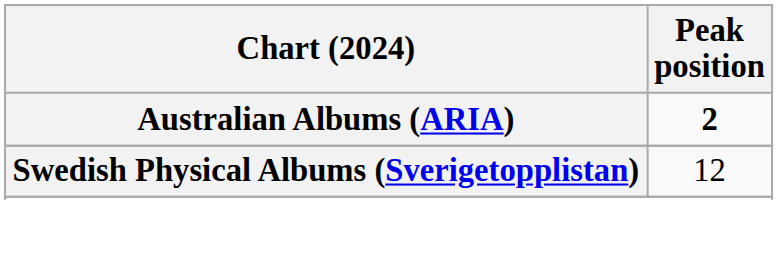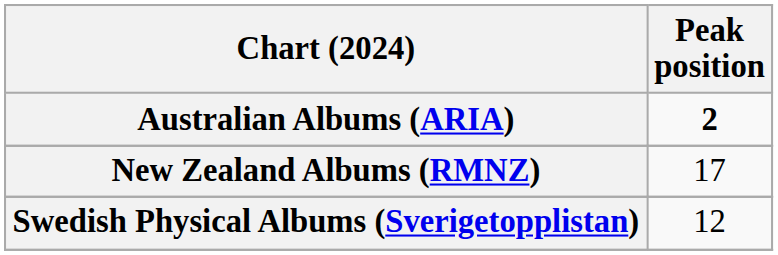+ row: (326, 170)
